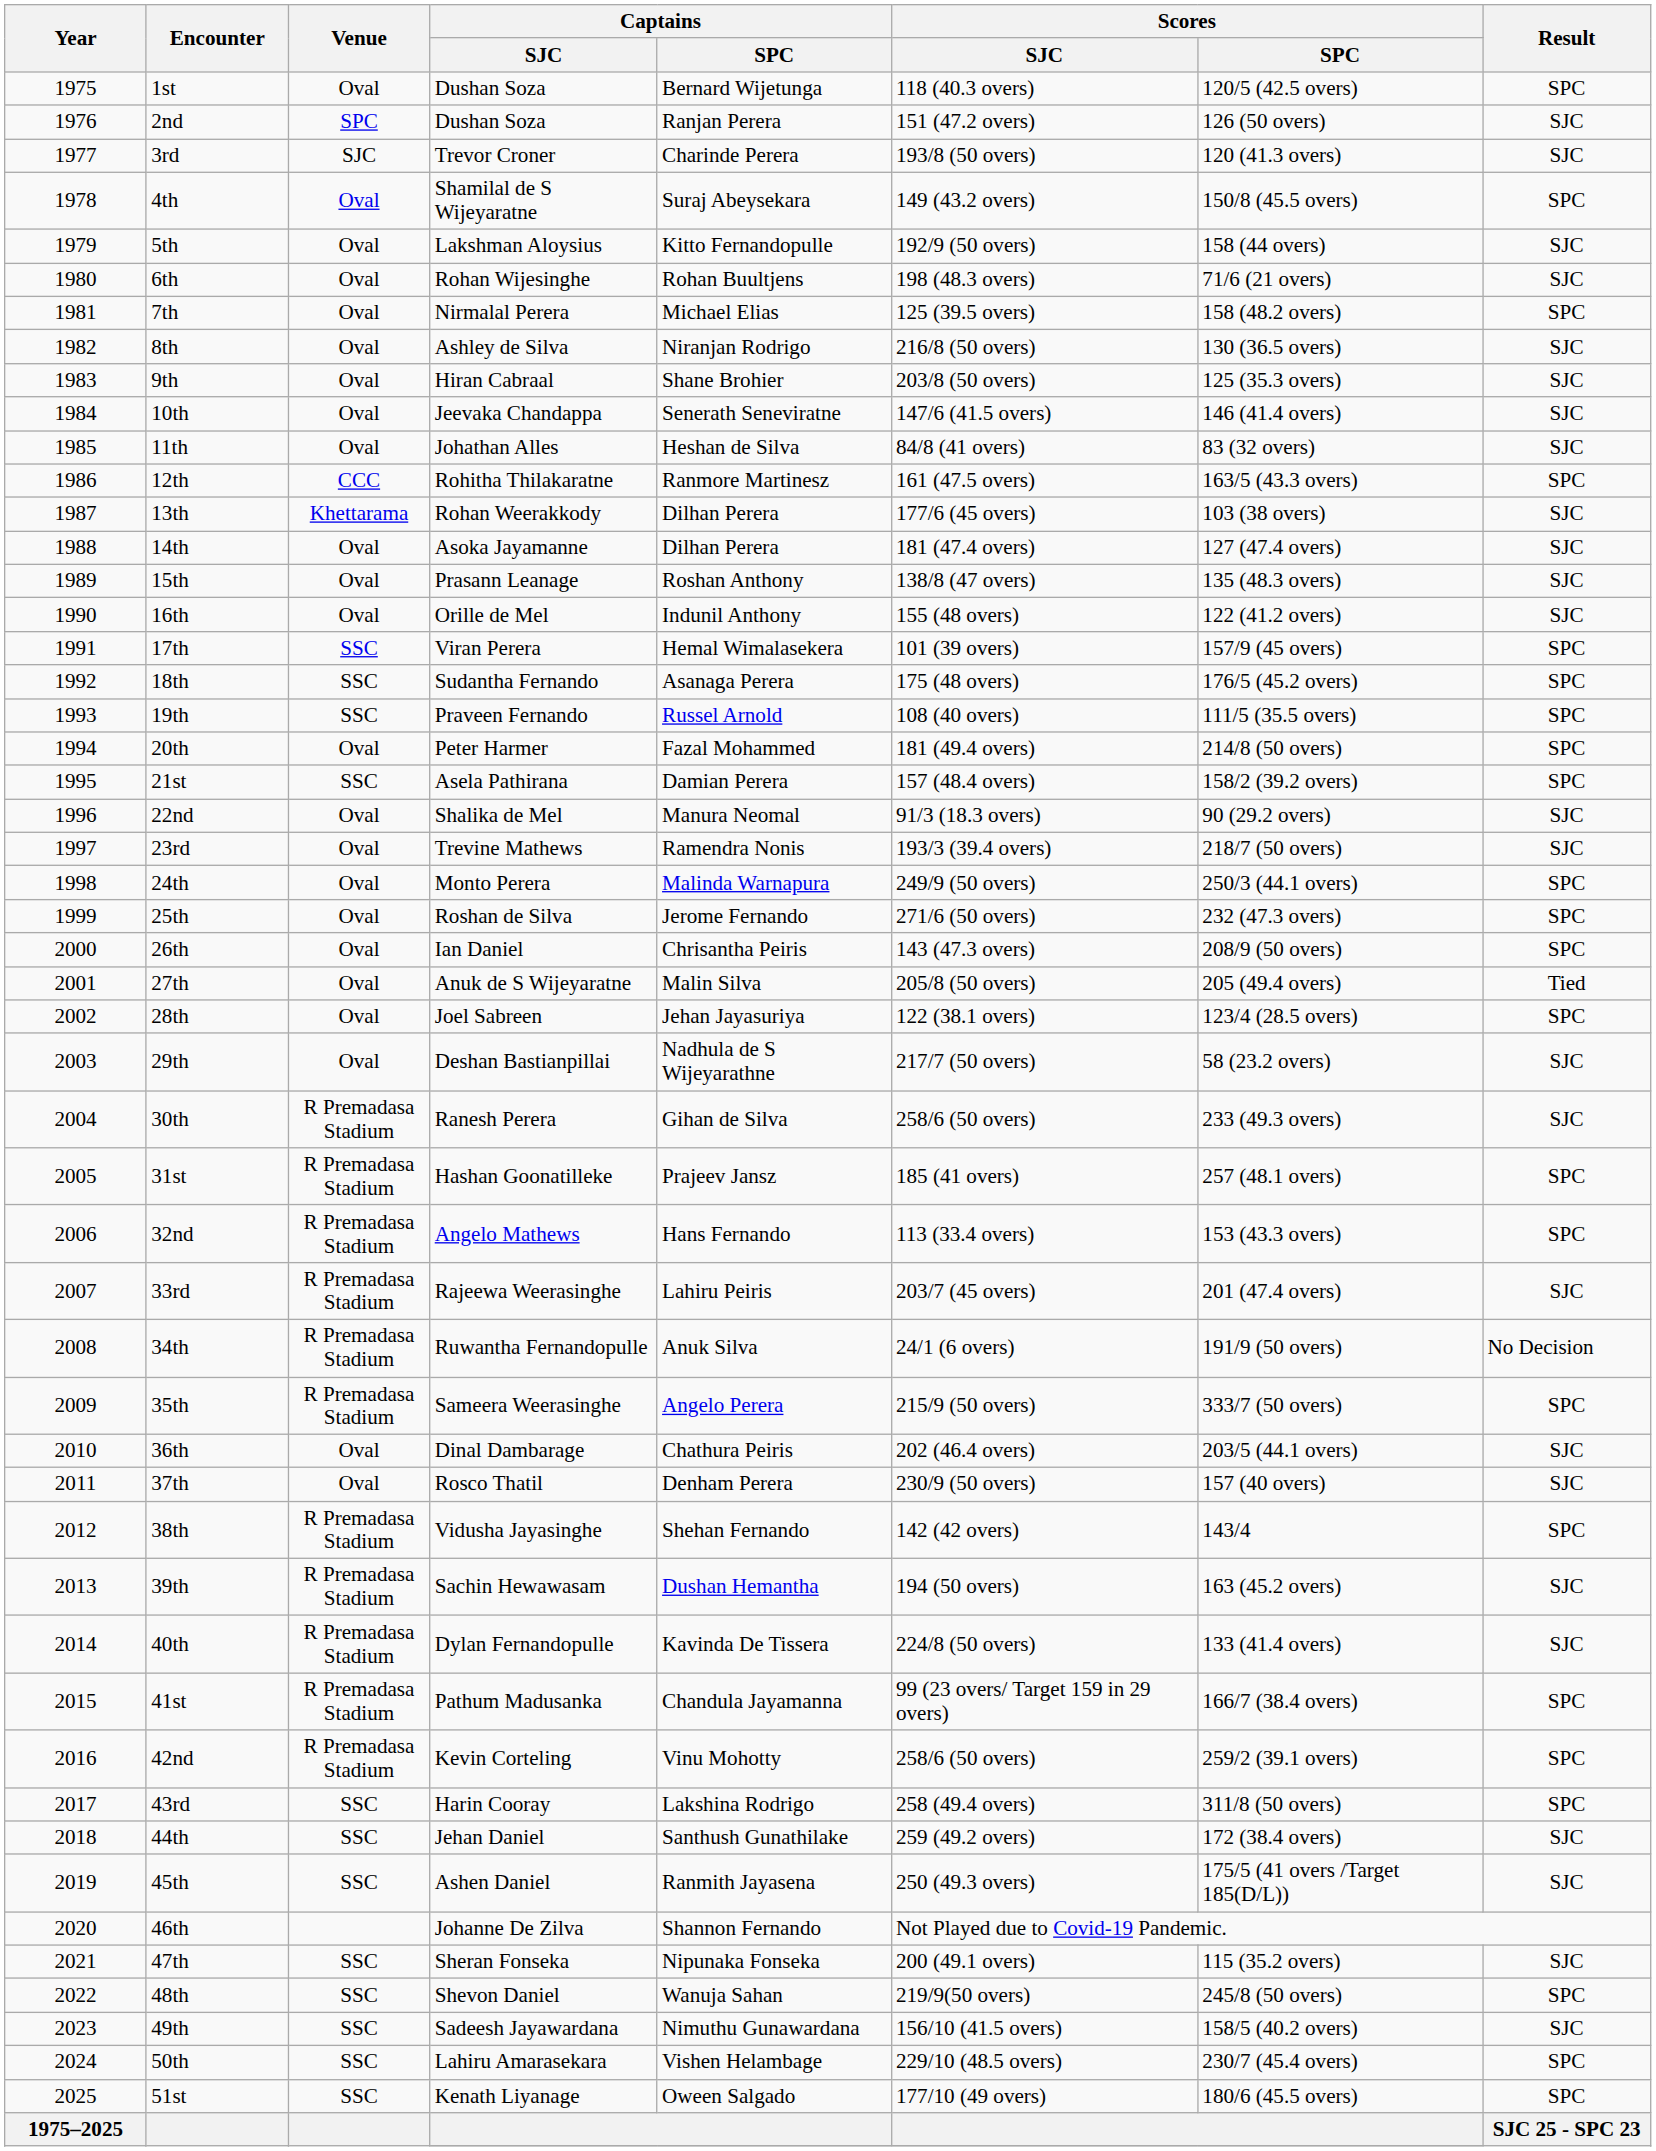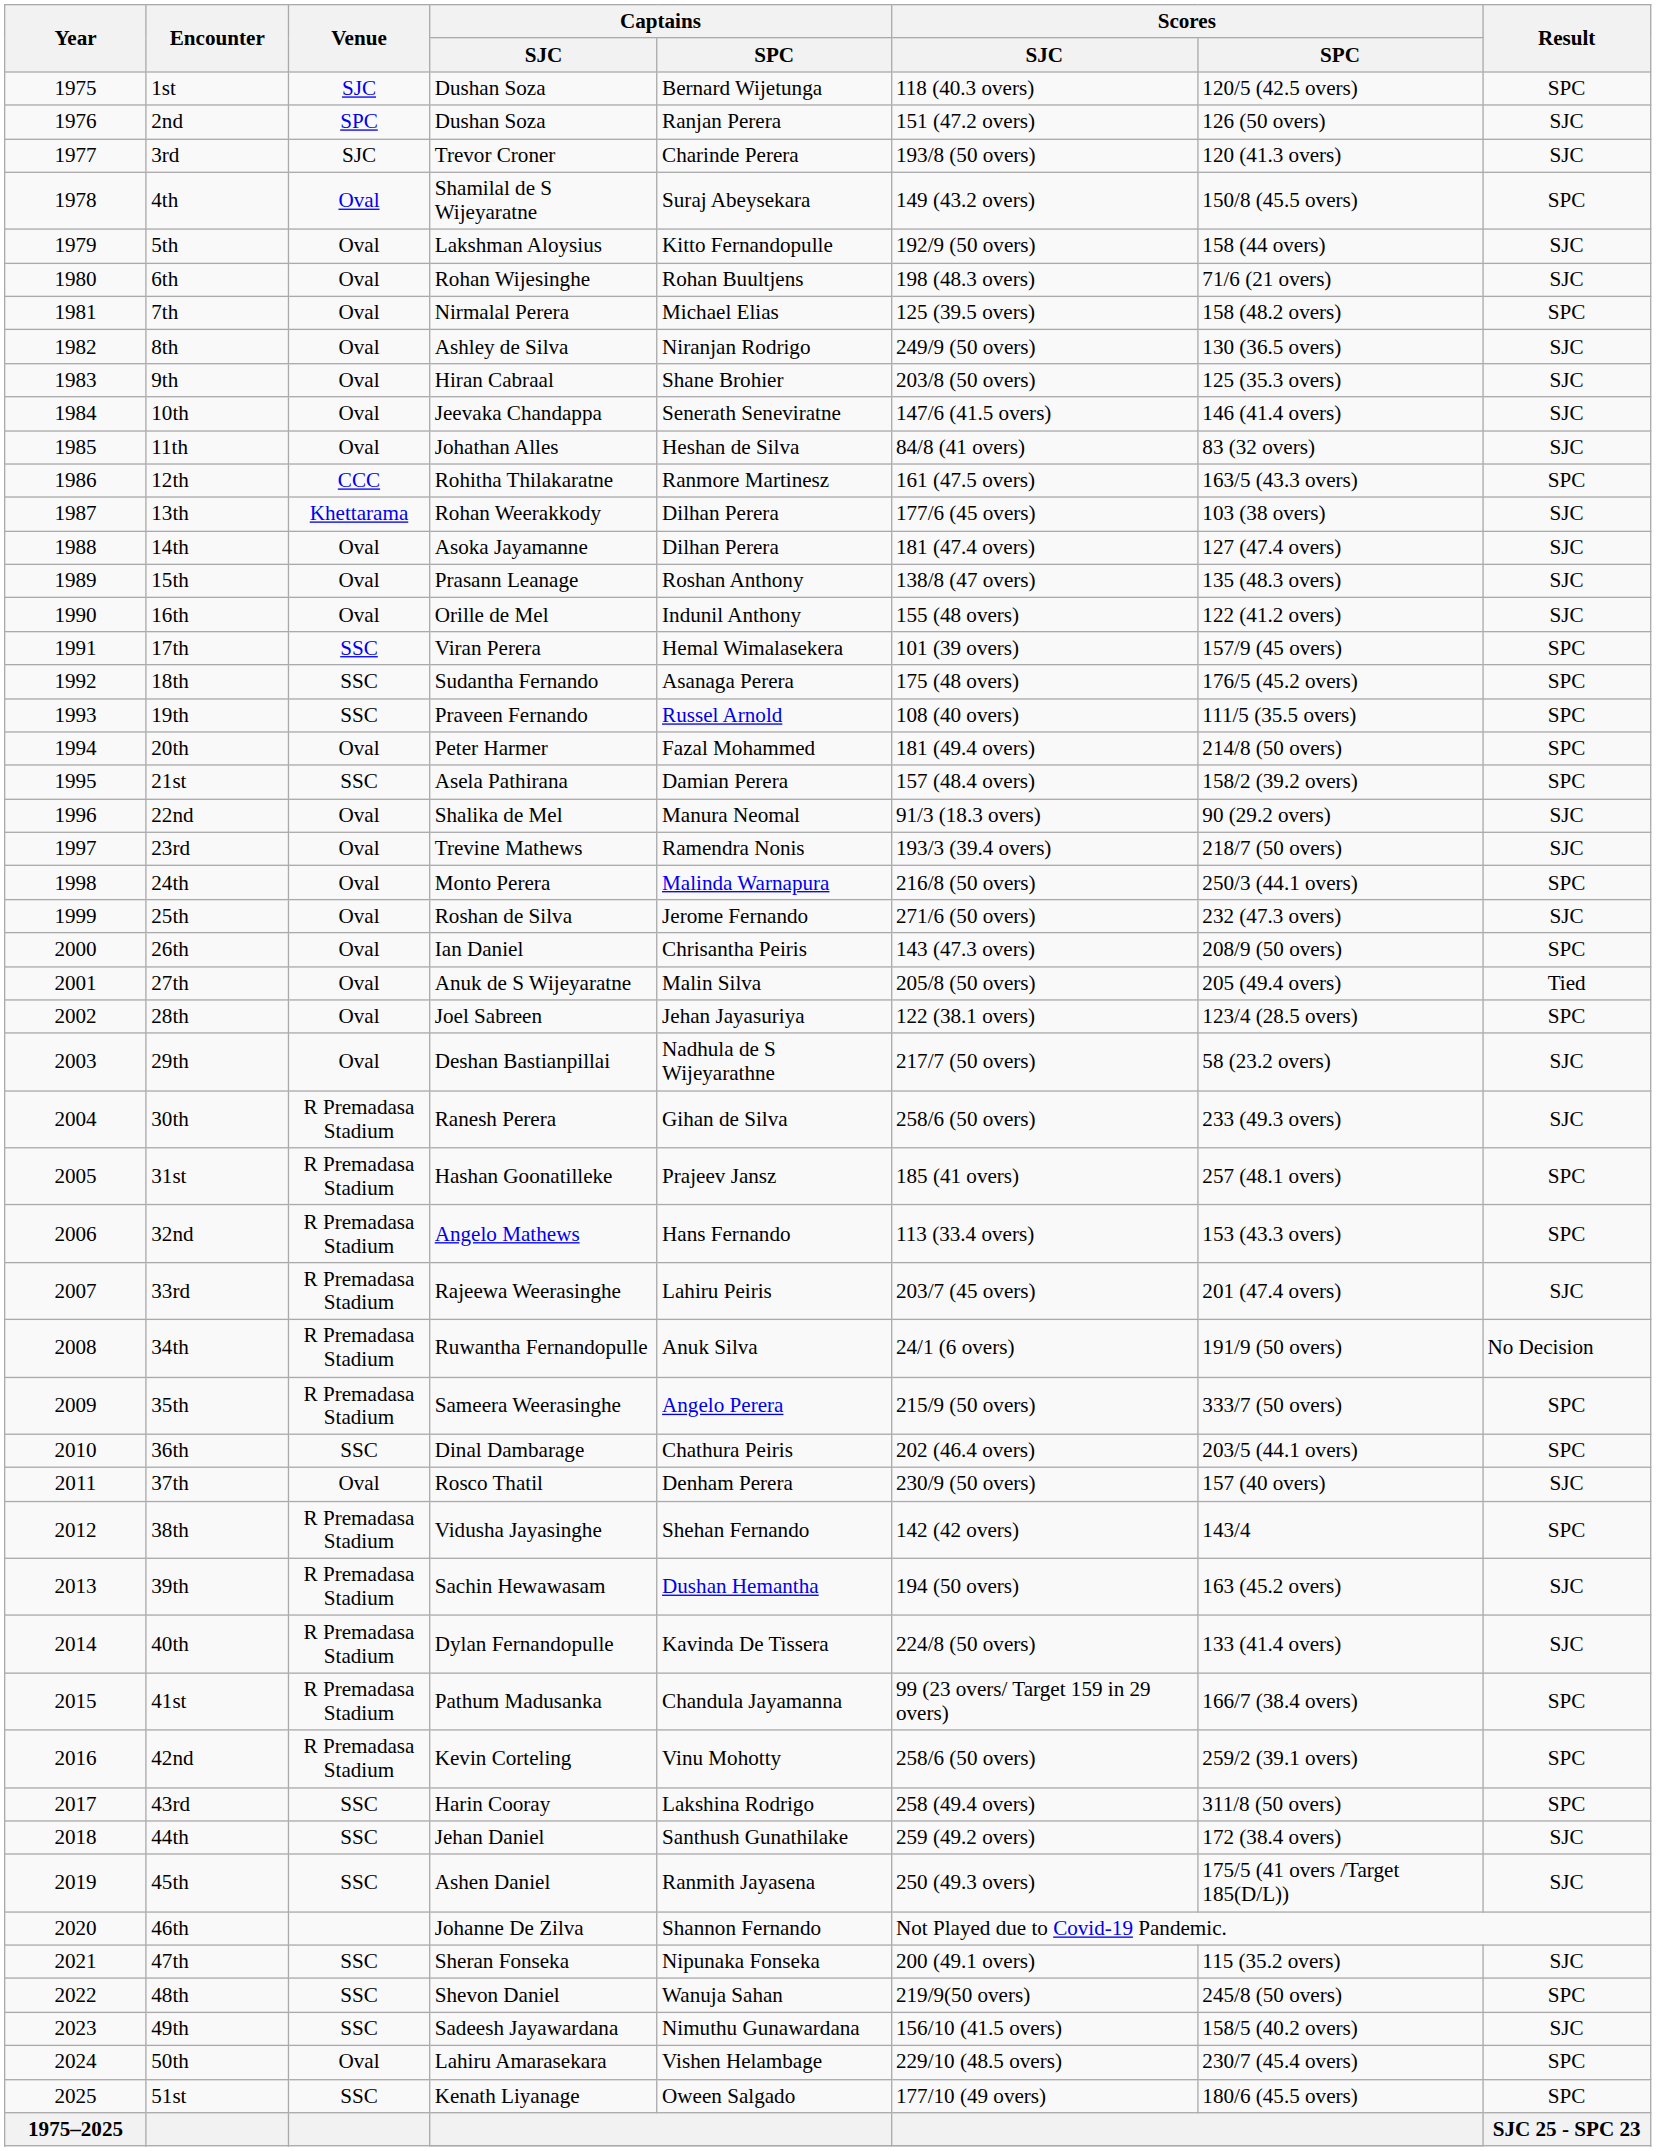(359, 88) Oval -> (359, 88) SJC
(966, 346) 216/8 (50 overs) -> (966, 346) 249/9 (50 overs)
(966, 882) 249/9 (50 overs) -> (966, 882) 216/8 (50 overs)
(1567, 915) SPC -> (1567, 915) SJC
(359, 1450) Oval -> (359, 1450) SSC
(1567, 1450) SJC -> (1567, 1450) SPC
(359, 2062) SSC -> (359, 2062) Oval
